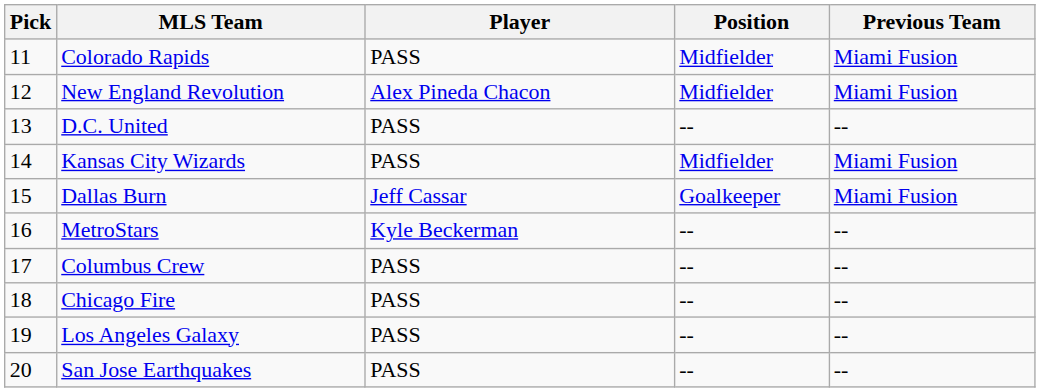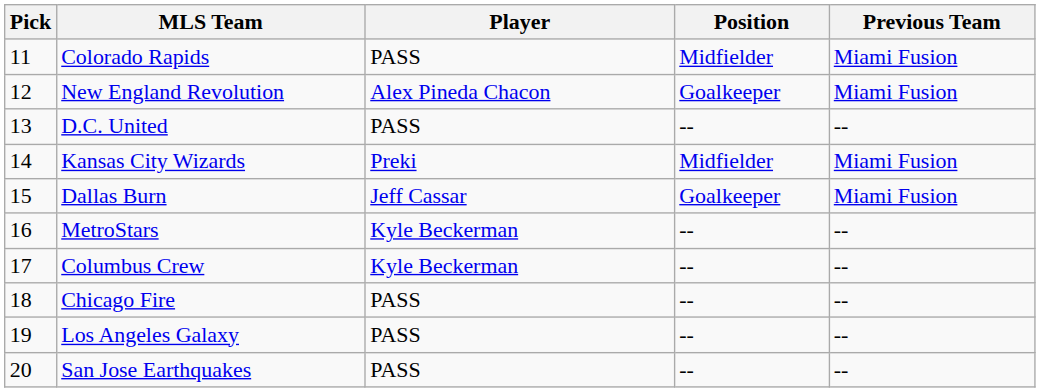(726, 91) Midfielder -> (730, 91) Goalkeeper
(395, 160) PASS -> (393, 160) Preki
(395, 265) PASS -> (444, 265) Kyle Beckerman
